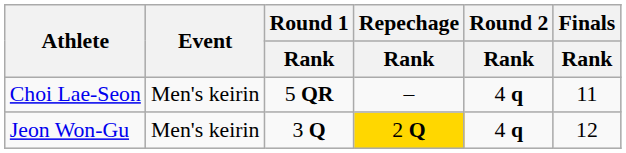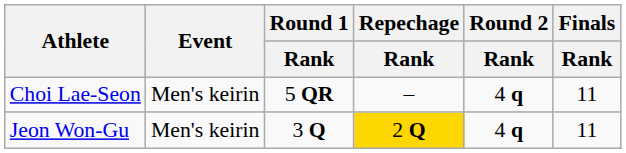(587, 130) 12 -> (587, 130) 11
